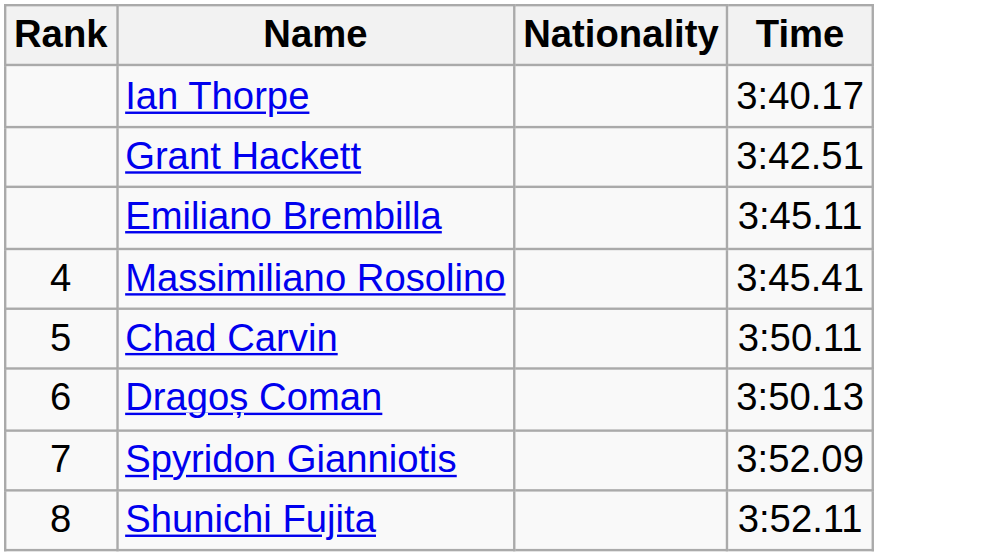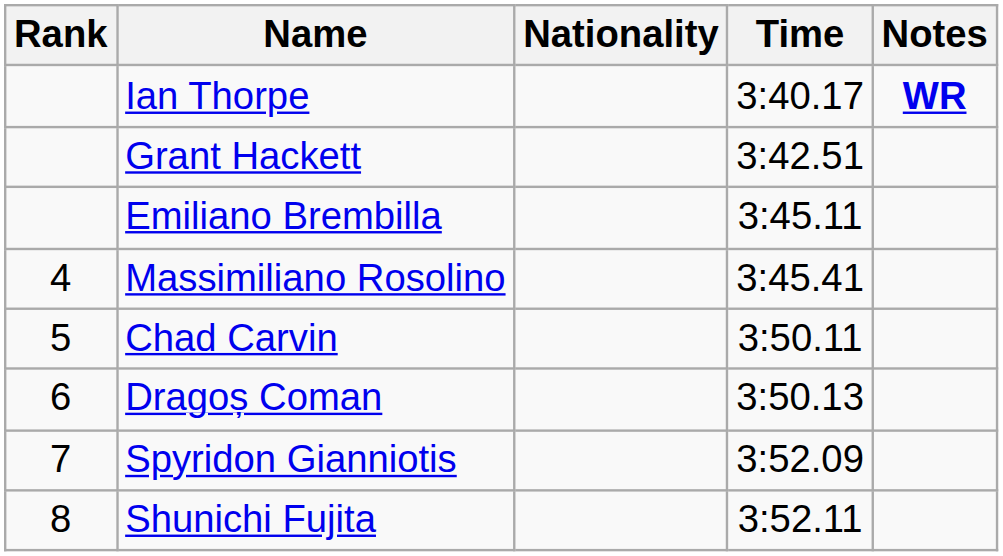+ column: (935, 34)
